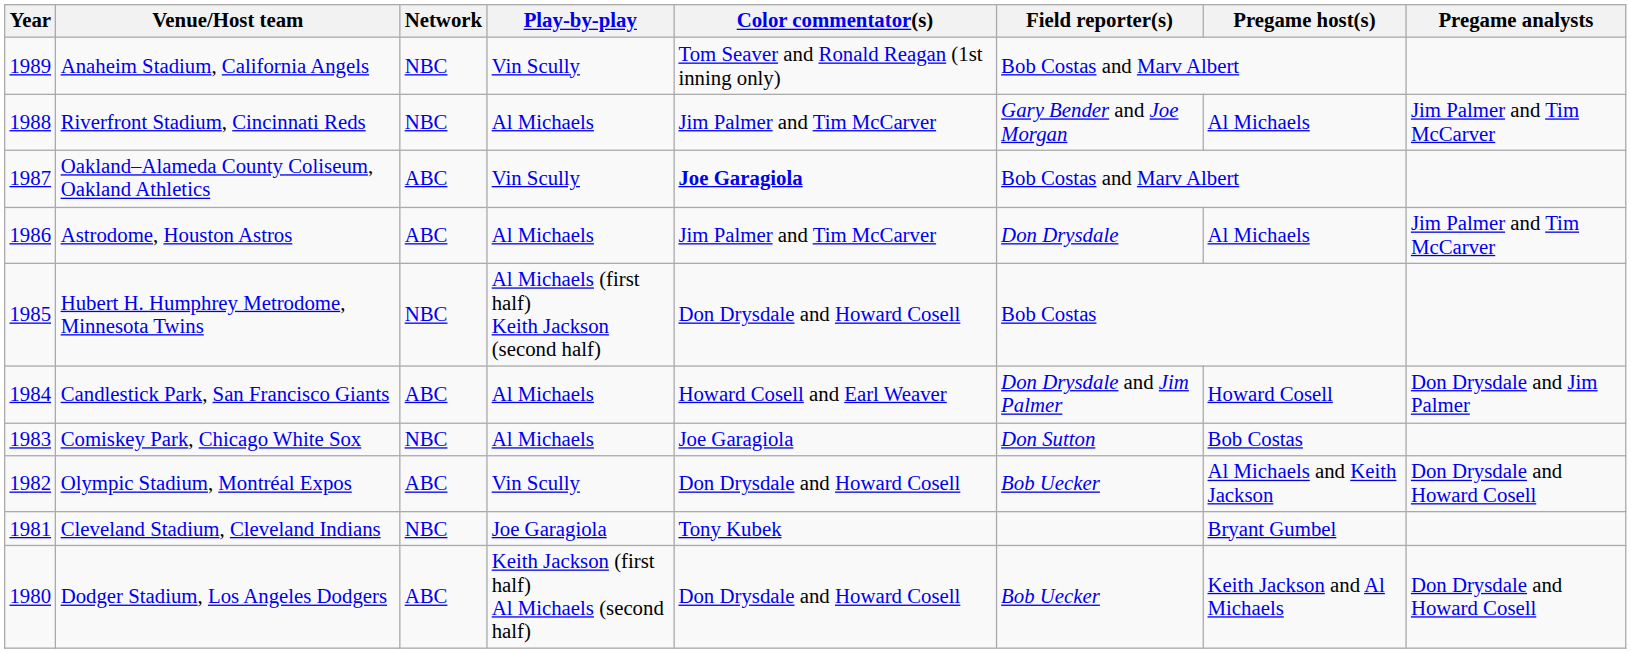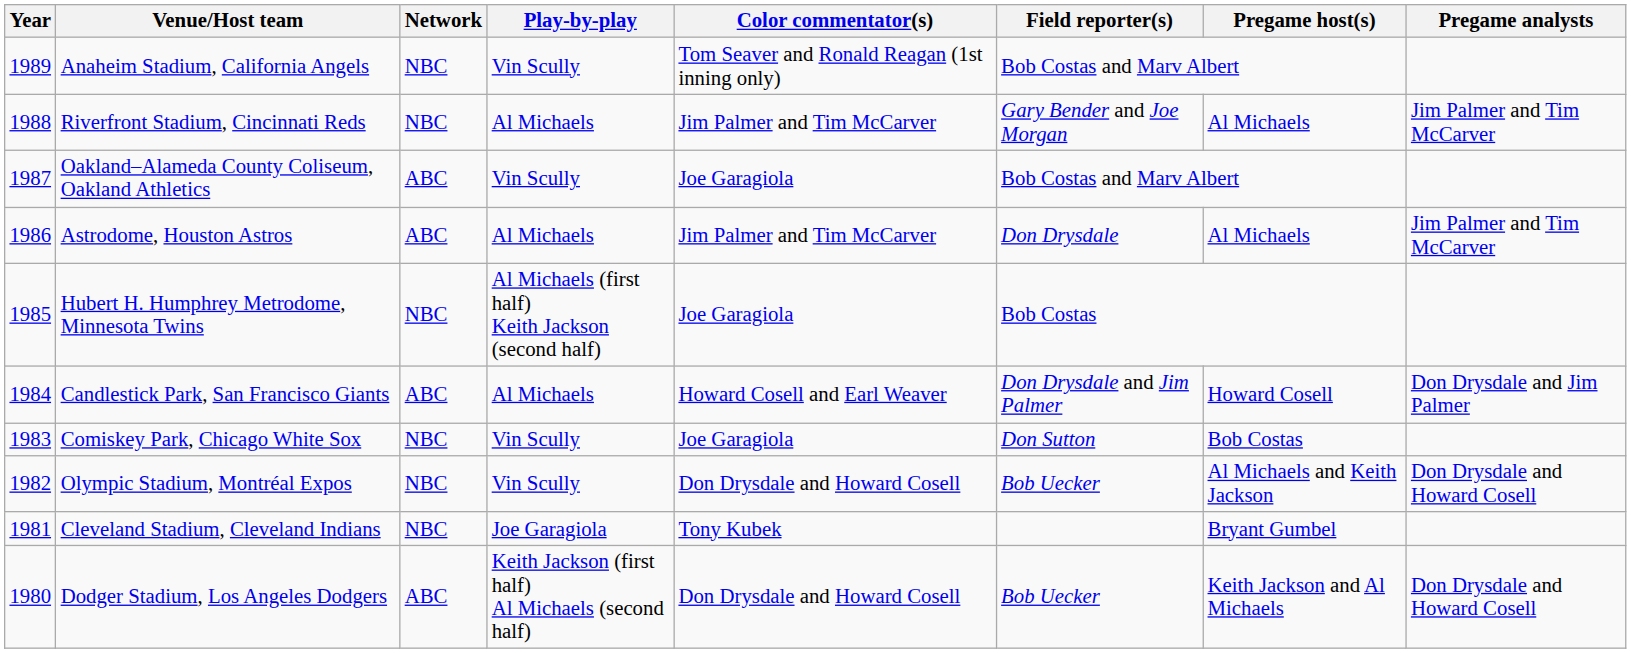(741, 178) bold -> (736, 178) normal
(819, 314) Don Drysdale and Howard Cosell -> (736, 314) Joe Garagiola
(543, 439) Al Michaels -> (536, 439) Vin Scully
(426, 483) ABC -> (426, 483) NBC
